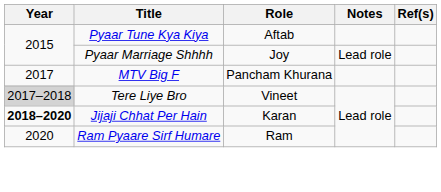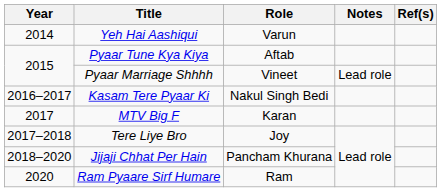+ row: (149, 34)
(279, 55) Joy -> (279, 75) Vineet
+ row: (149, 95)
(279, 75) Pancham Khurana -> (279, 116) Karan
(39, 95) lightgrey background -> (39, 136) no background
(279, 95) Vineet -> (279, 136) Joy
(39, 116) bold -> (39, 156) normal
(279, 116) Karan -> (279, 156) Pancham Khurana
